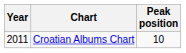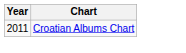- column: (159, 18)
